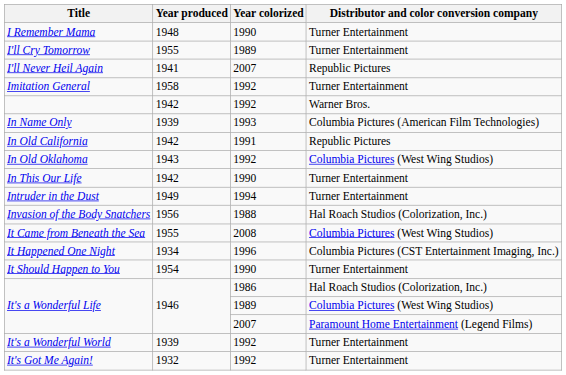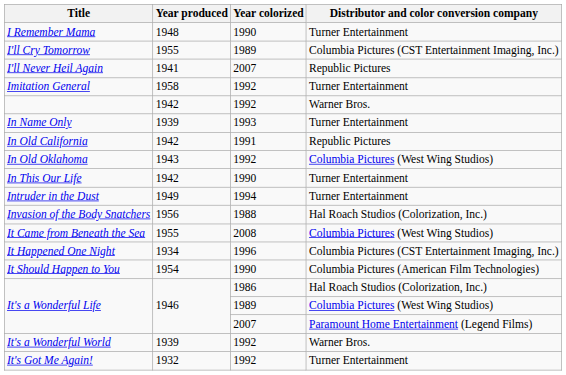(359, 50) Turner Entertainment -> (434, 50) Columbia Pictures (CST Entertainment Imaging, Inc.)
(424, 123) Columbia Pictures (American Film Technologies) -> (359, 123) Turner Entertainment
(359, 269) Turner Entertainment -> (424, 269) Columbia Pictures (American Film Technologies)
(359, 342) Turner Entertainment -> (340, 342) Warner Bros.
